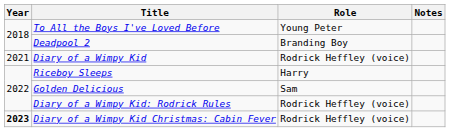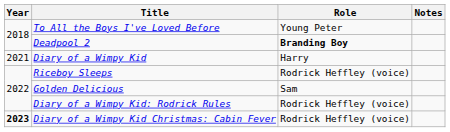(314, 42) normal -> (314, 42) bold
(345, 58) Rodrick Heffley (voice) -> (294, 58) Harry
(294, 73) Harry -> (345, 73) Rodrick Heffley (voice)
